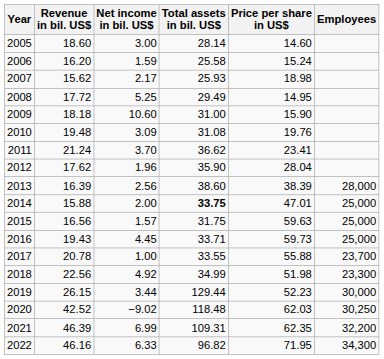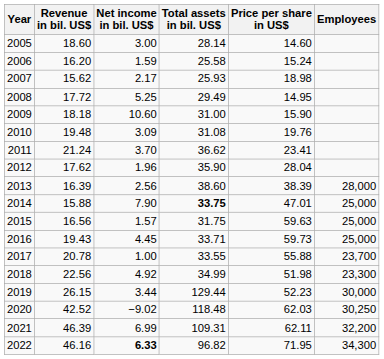(146, 203) 2.00 -> (146, 203) 7.90
(298, 327) 62.35 -> (298, 327) 62.11
(146, 345) normal -> (146, 345) bold
